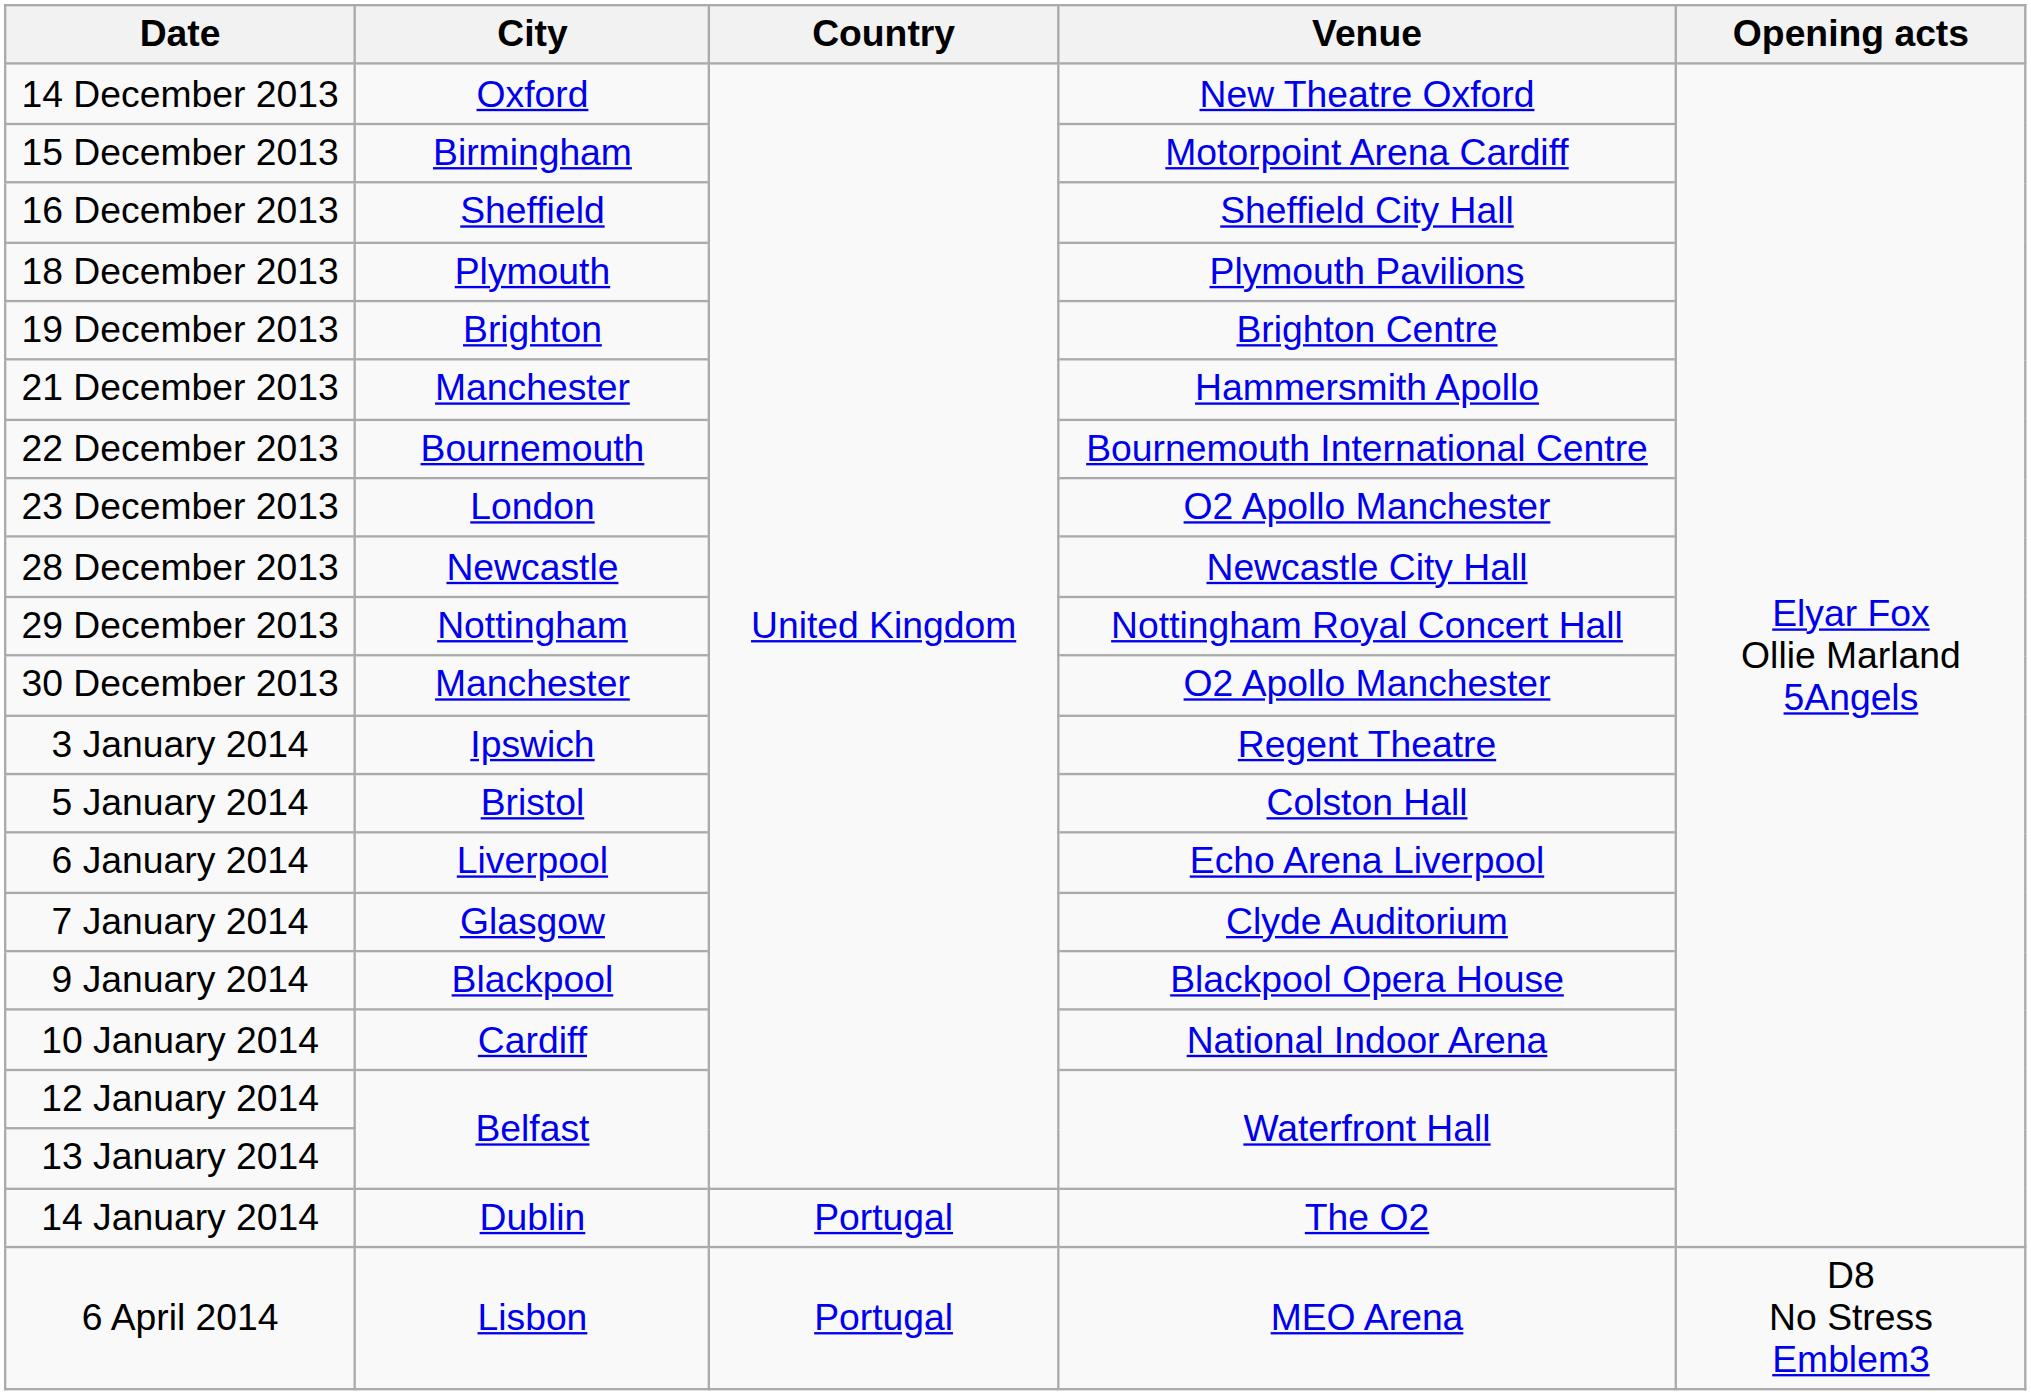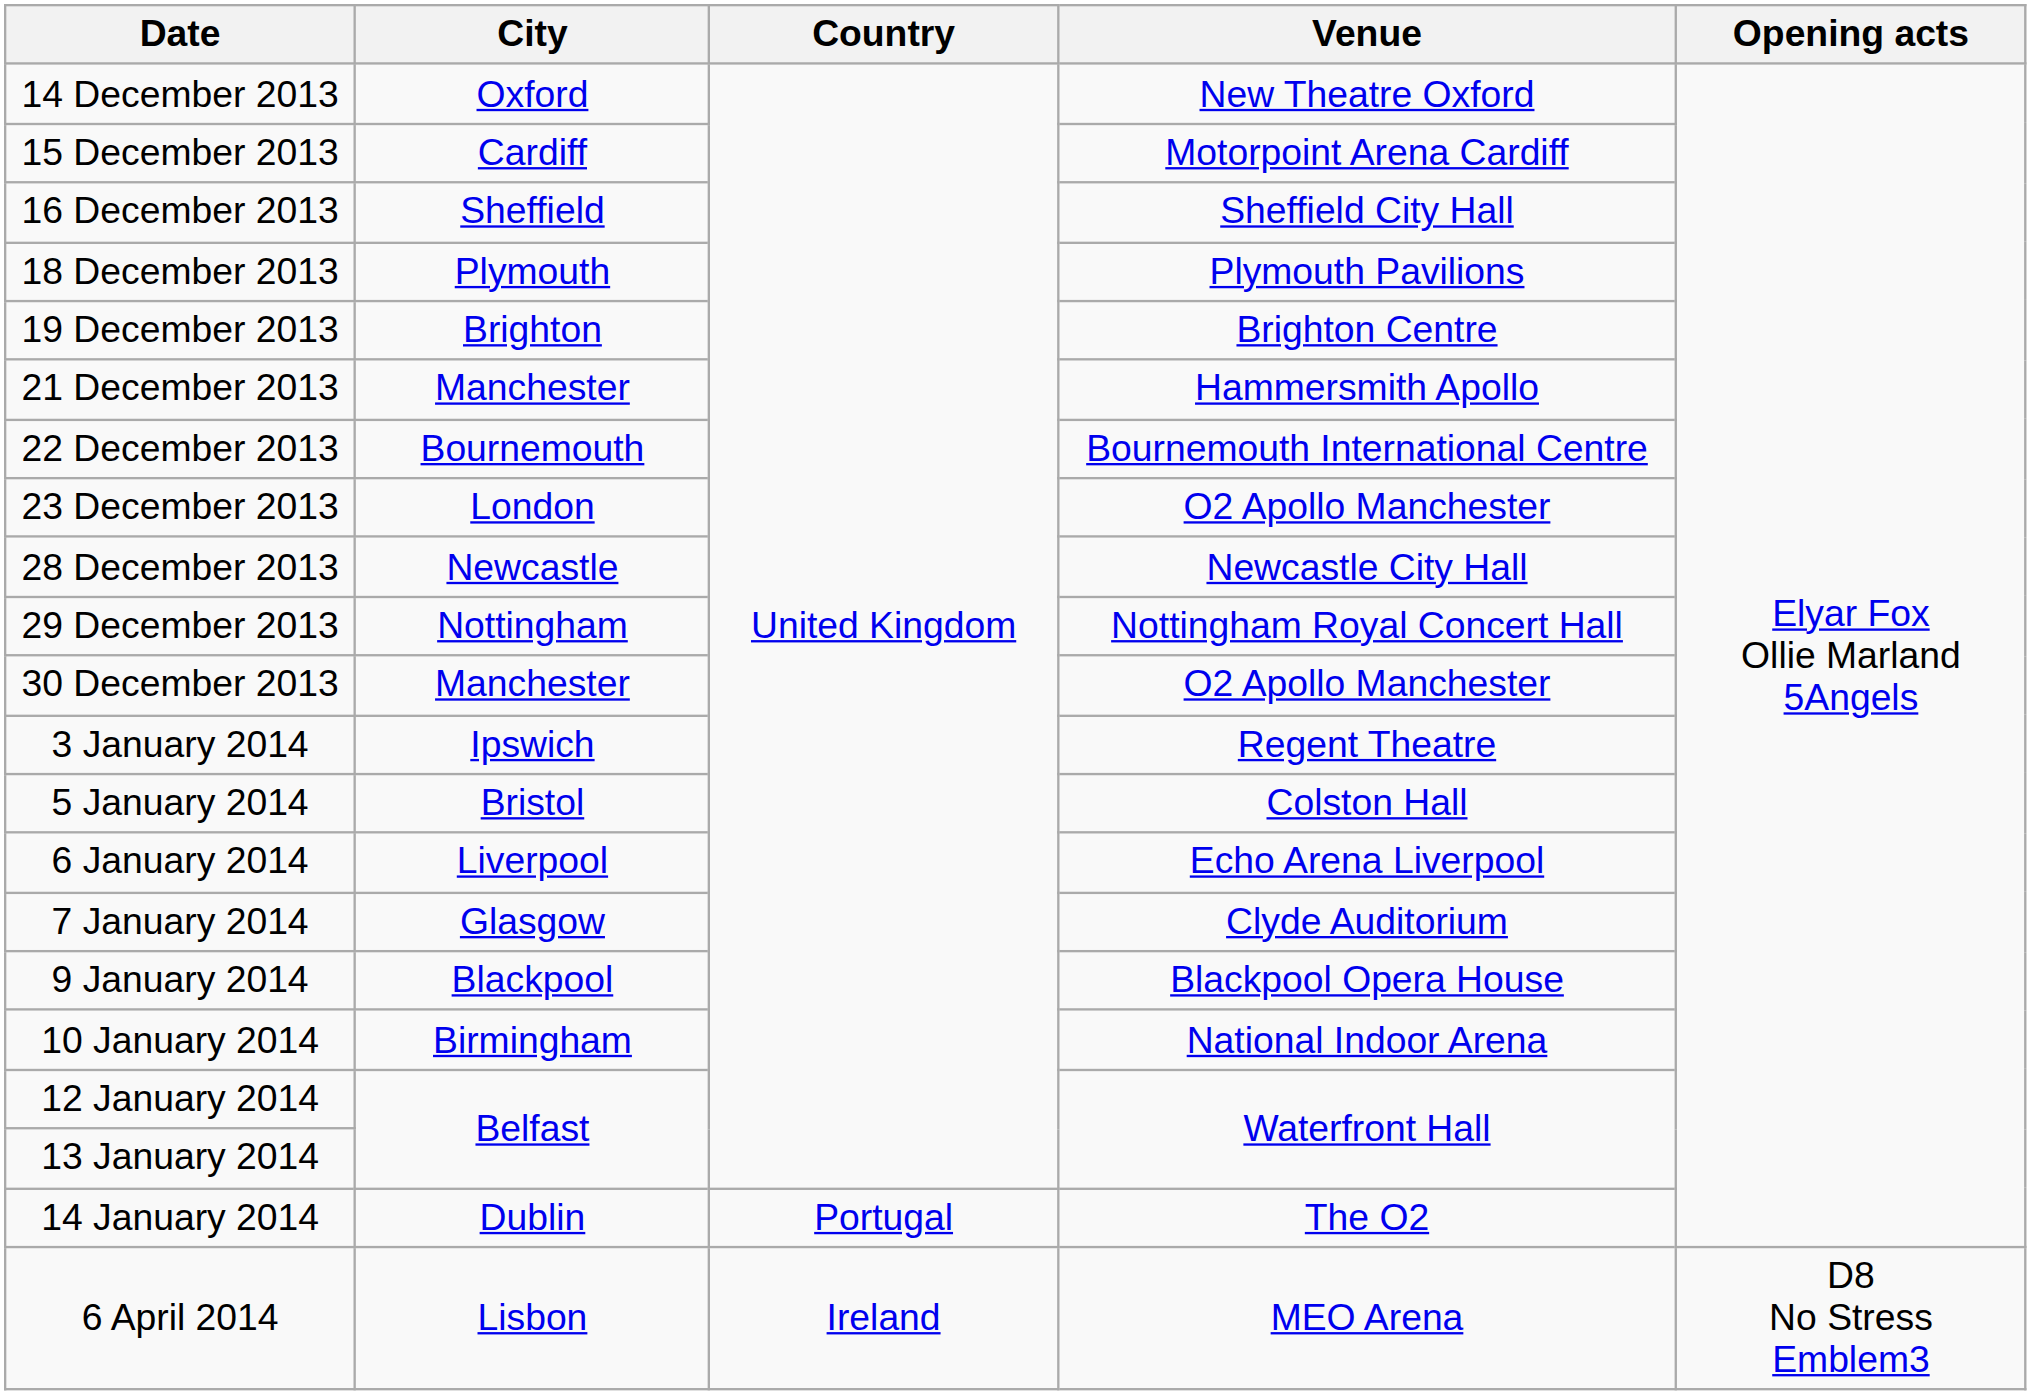(532, 152) Birmingham -> (532, 152) Cardiff
(532, 1039) Cardiff -> (532, 1039) Birmingham
(884, 1317) Portugal -> (884, 1317) Ireland
